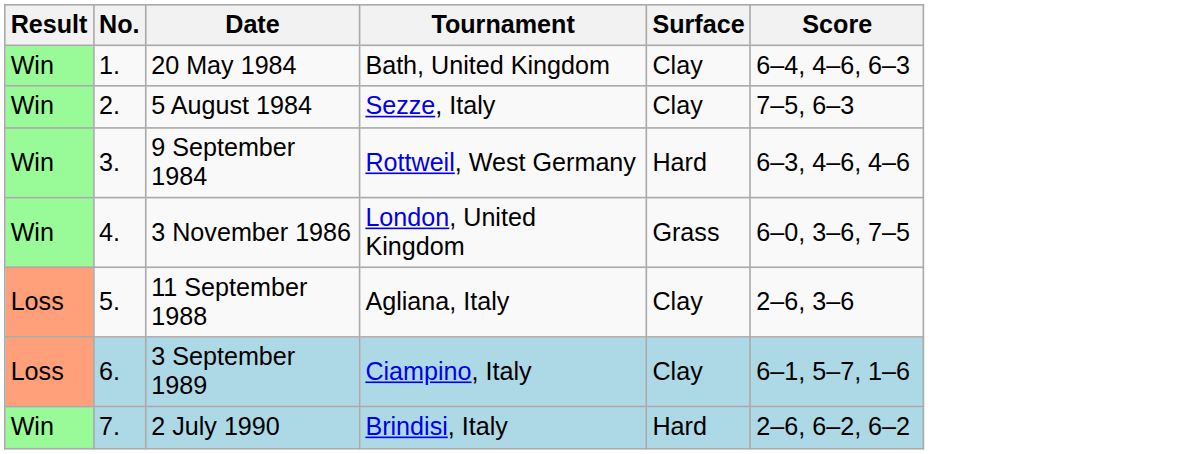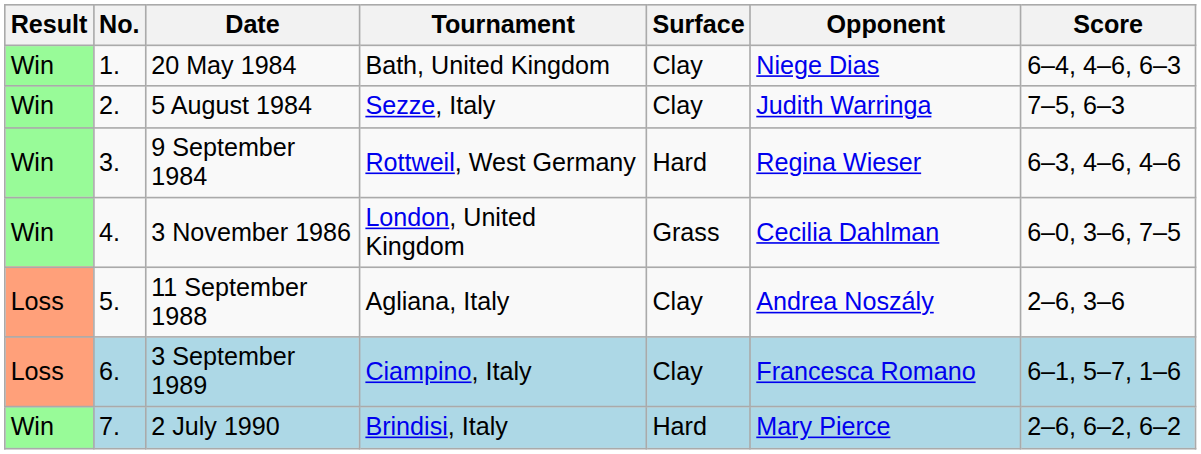+ column: (886, 24)
